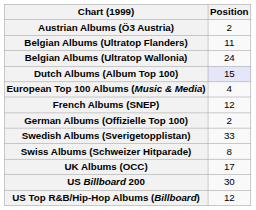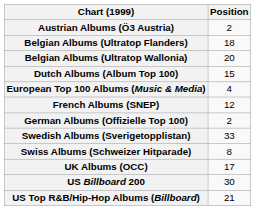(229, 43) 11 -> (229, 43) 18
(229, 58) 24 -> (229, 58) 20
(229, 74) lavender background -> (229, 74) no background
(229, 197) 12 -> (229, 197) 21
